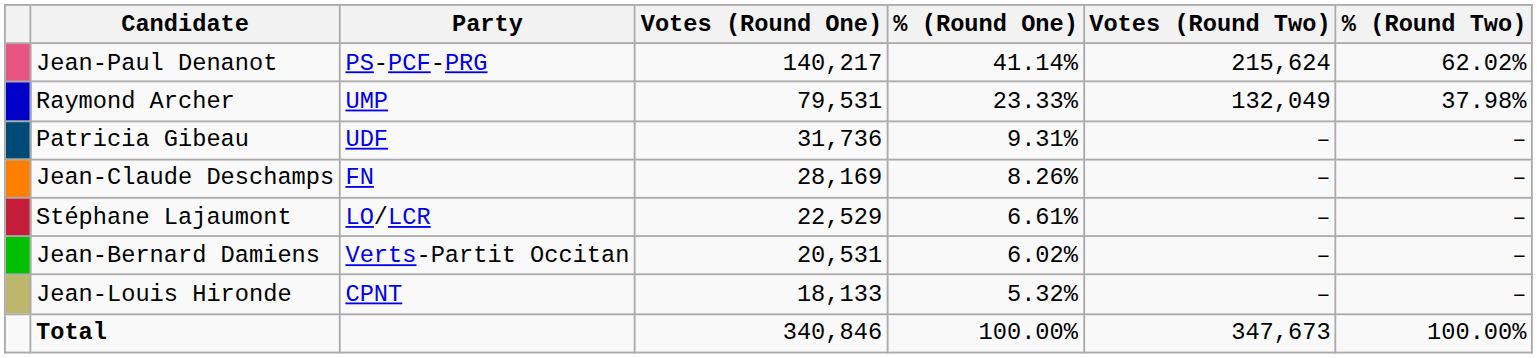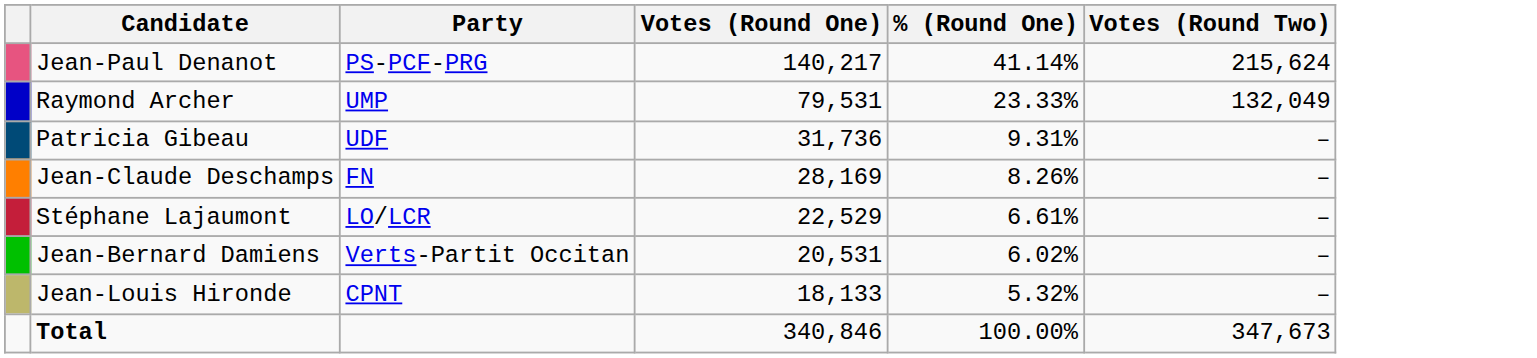- column: (1434, 24)
